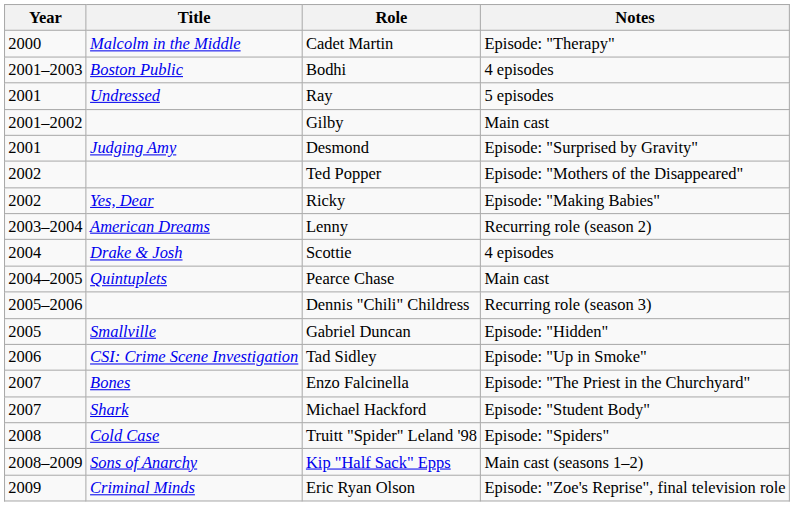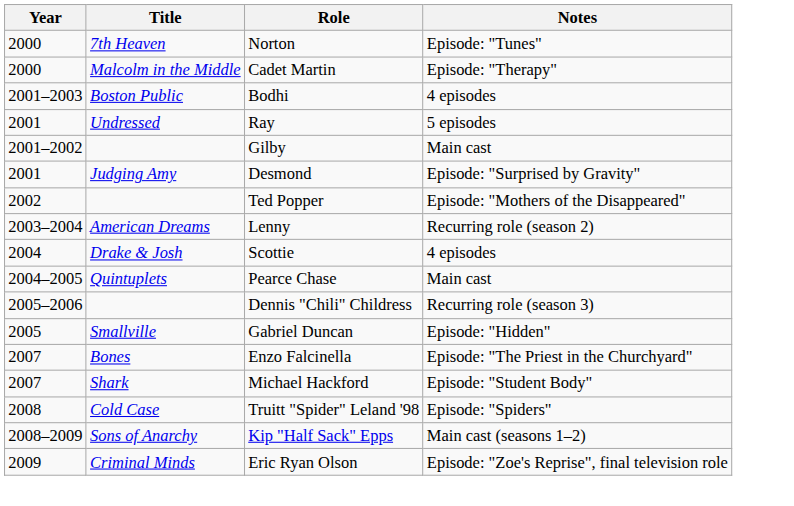+ row: (272, 43)
- row: (326, 200)
- row: (341, 357)
